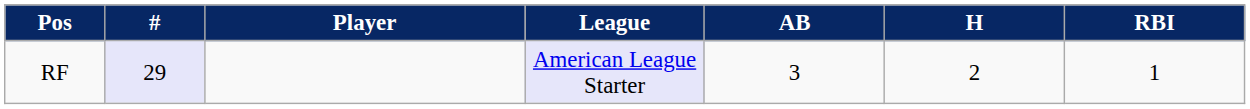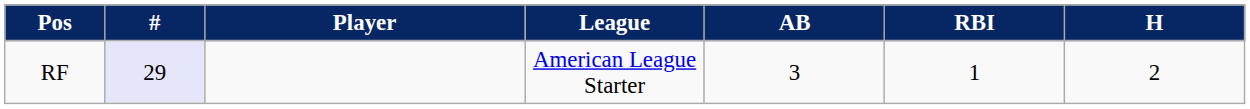columns swapped: (974, 22) <-> (1154, 22)
(615, 71) lavender background -> (615, 71) no background
